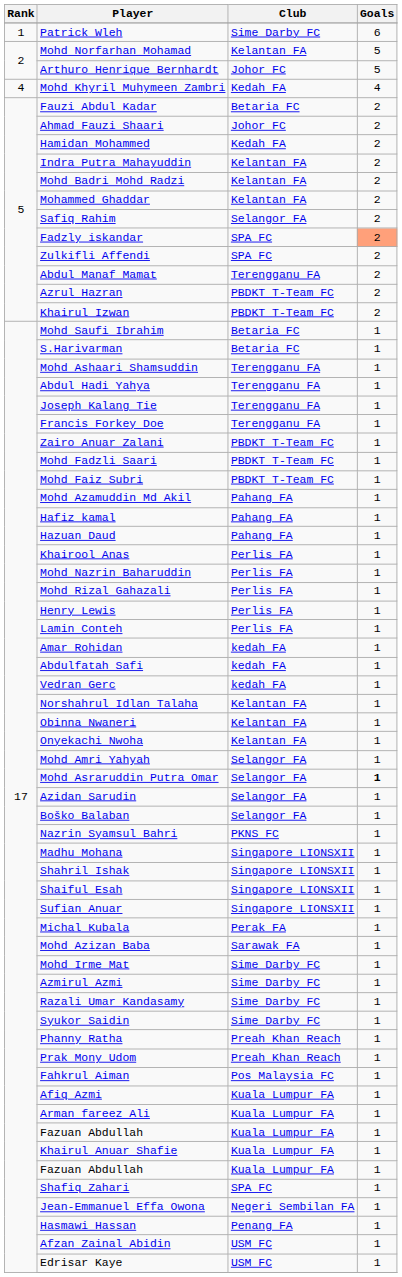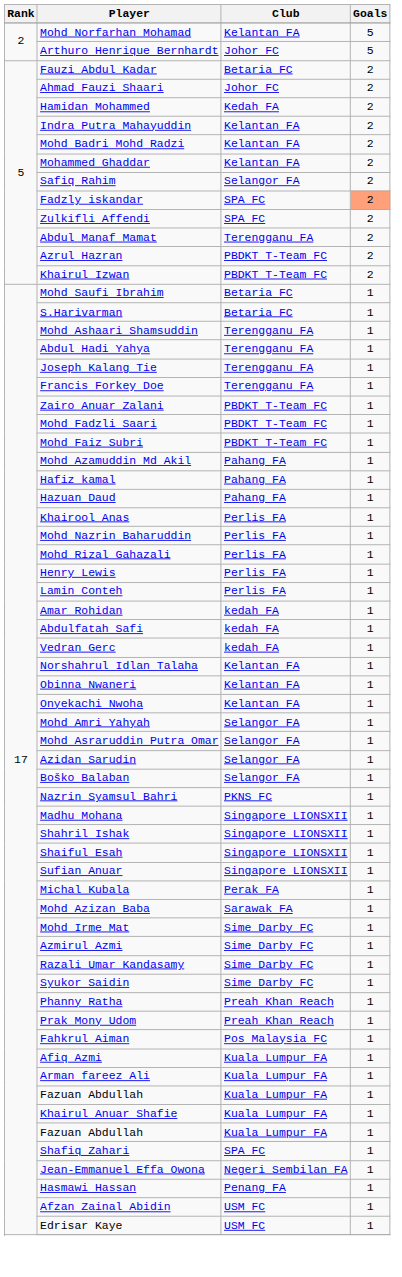- row: (81, 32)
- row: (133, 88)
(377, 778) bold -> (370, 741) normal
